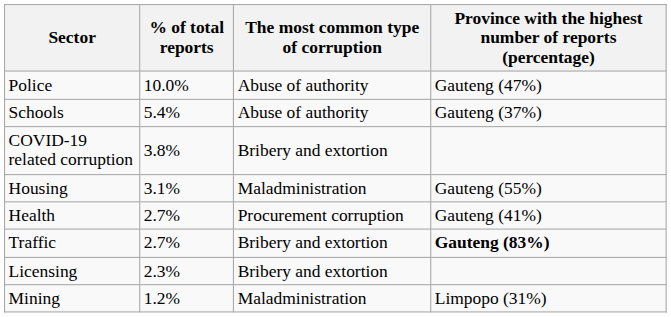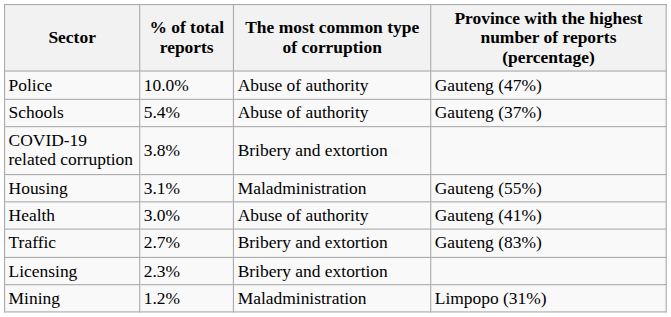(162, 215) 2.7% -> (162, 215) 3.0%
(321, 215) Procurement corruption -> (303, 215) Abuse of authority
(492, 243) bold -> (488, 243) normal
